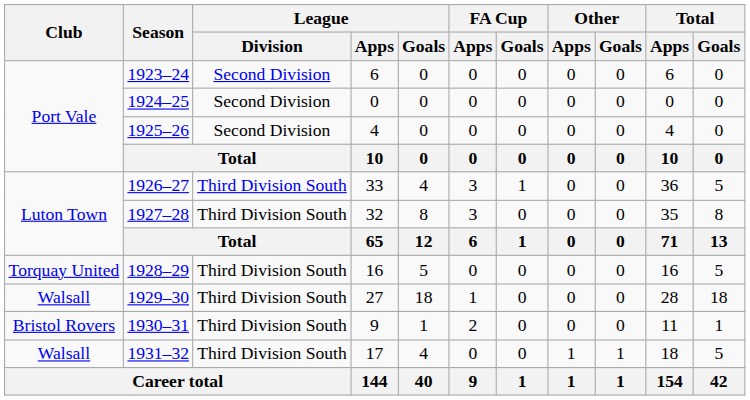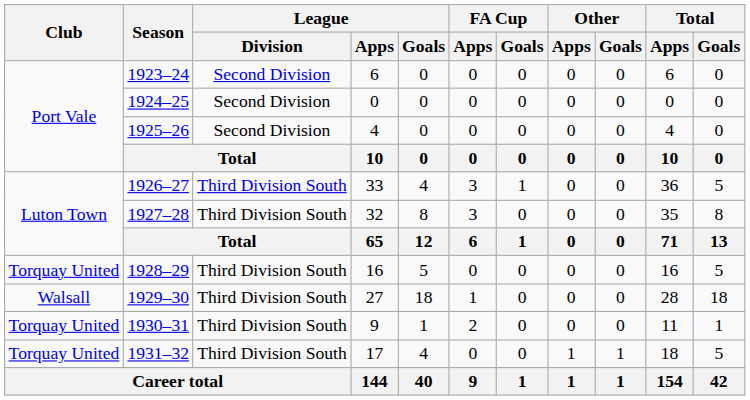(64, 325) Bristol Rovers -> (64, 325) Torquay United
(64, 353) Walsall -> (64, 353) Torquay United
